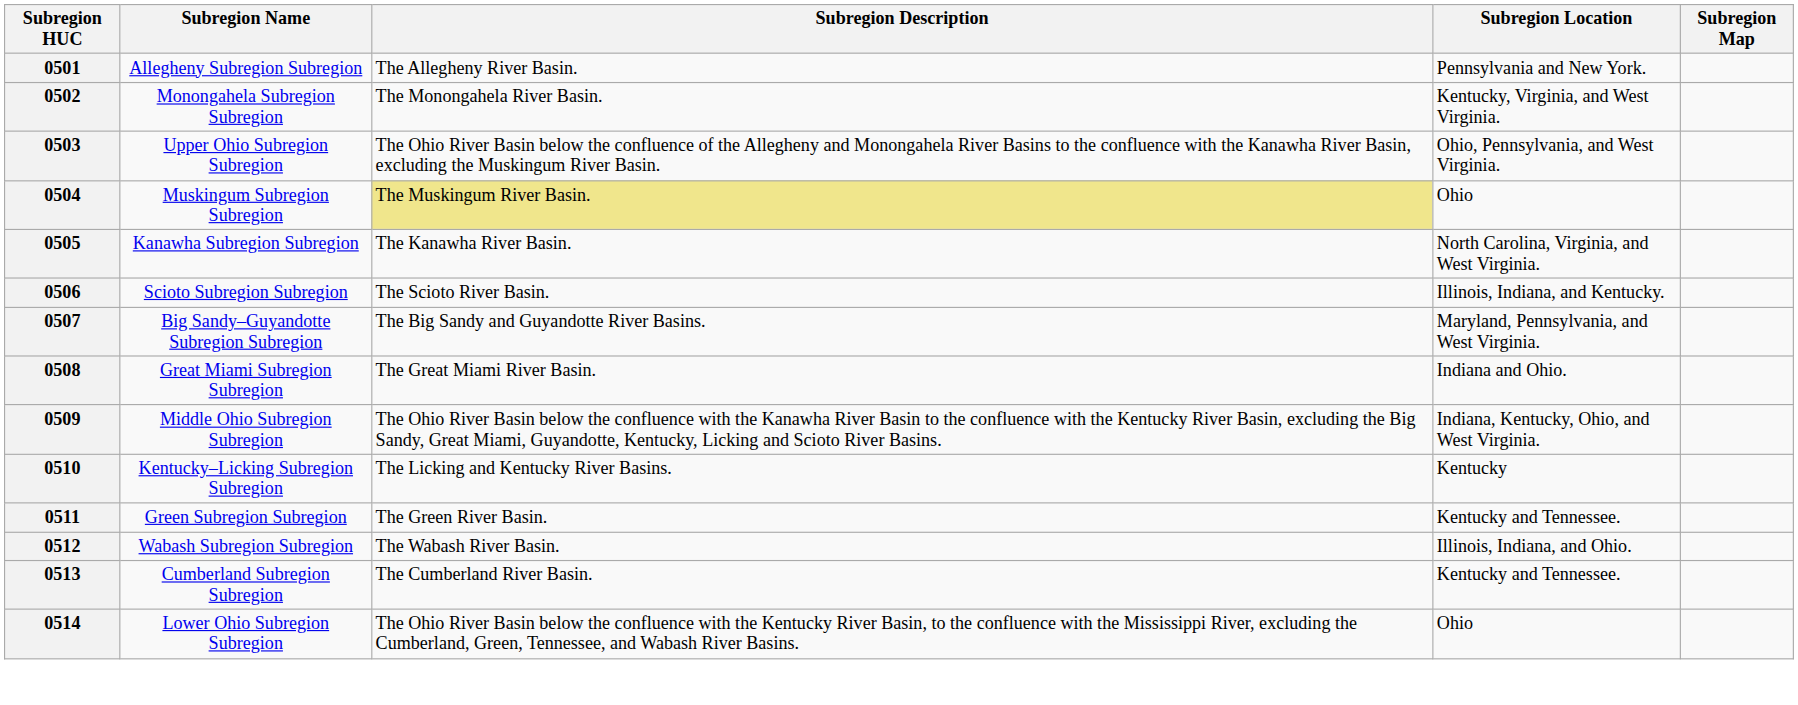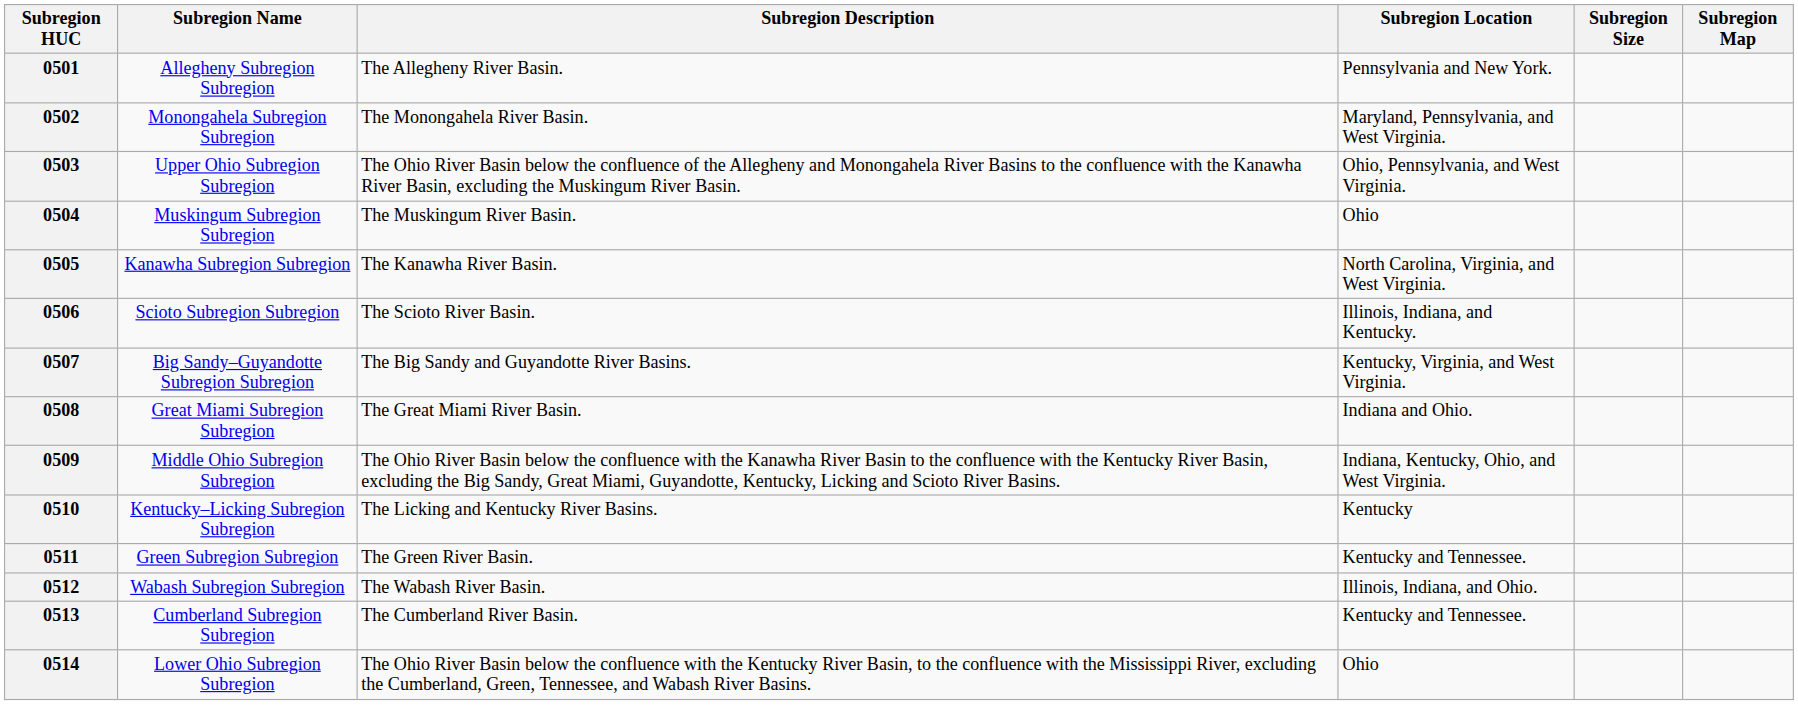+ column: (1628, 29)
(1543, 106) Kentucky, Virginia, and West Virginia. -> (1448, 127) Maryland, Pennsylvania, and West Virginia.
(483, 194) khaki background -> (469, 214) no background
(1542, 331) Maryland, Pennsylvania, and West Virginia. -> (1448, 372) Kentucky, Virginia, and West Virginia.
